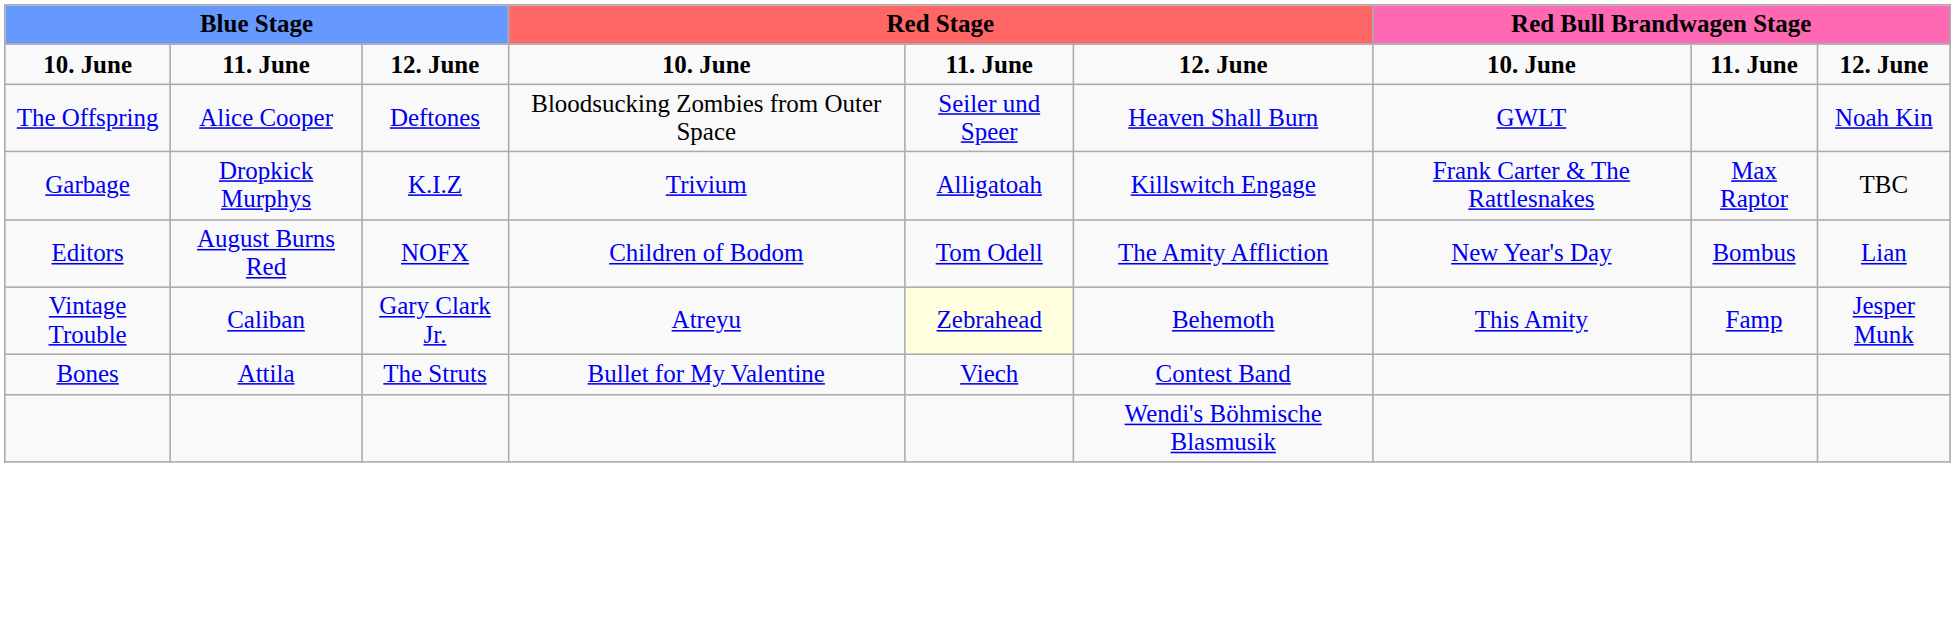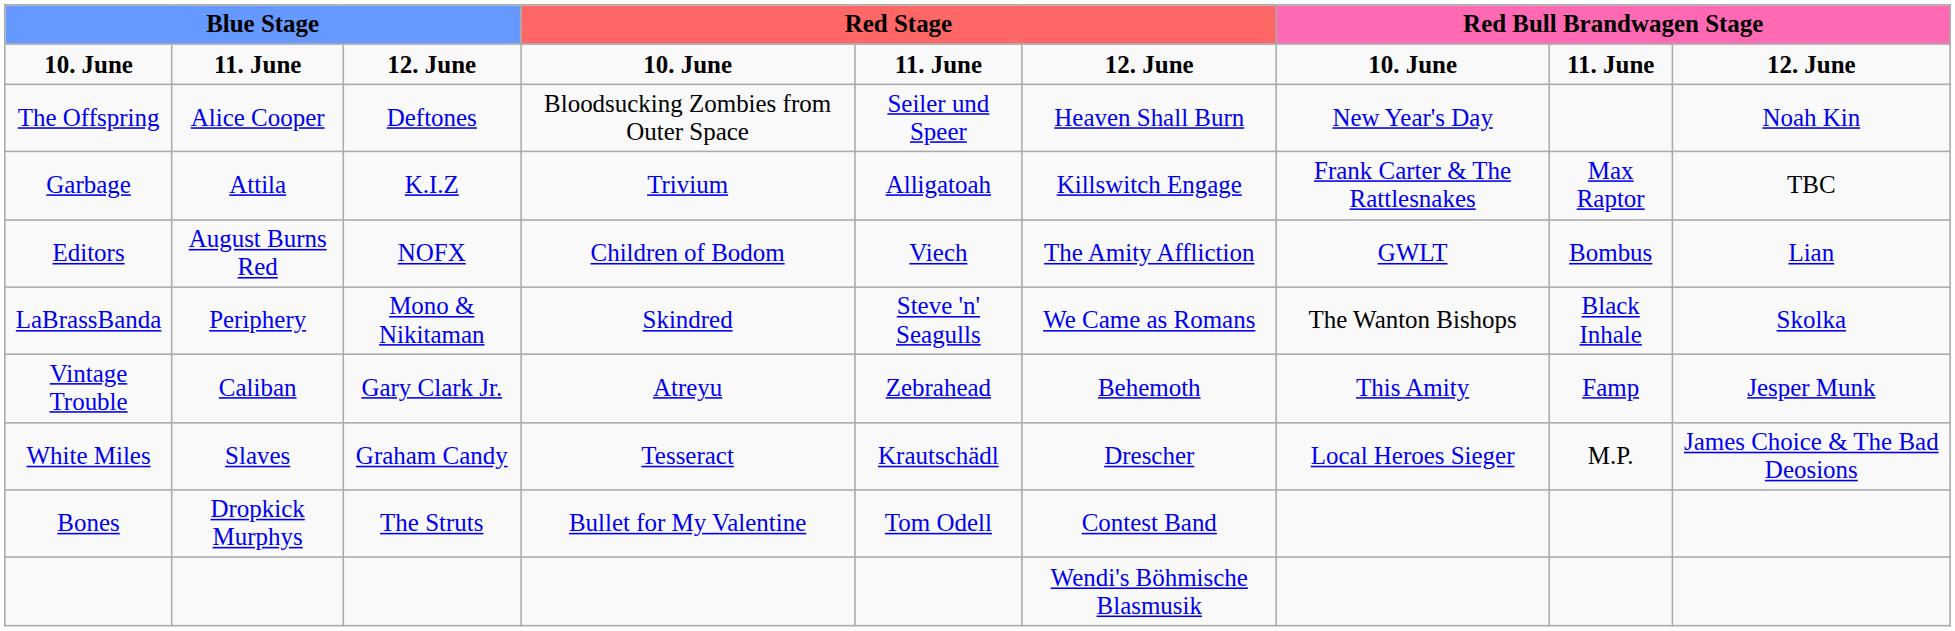(1531, 117) GWLT -> (1413, 117) New Year's Day
(266, 185) Dropkick Murphys -> (258, 185) Attila
(989, 252) Tom Odell -> (938, 252) Viech
(1531, 252) New Year's Day -> (1413, 252) GWLT
+ row: (89, 320)
(989, 320) lightyellow background -> (938, 388) no background
+ row: (89, 455)
(266, 374) Attila -> (258, 523) Dropkick Murphys
(989, 374) Viech -> (938, 523) Tom Odell
